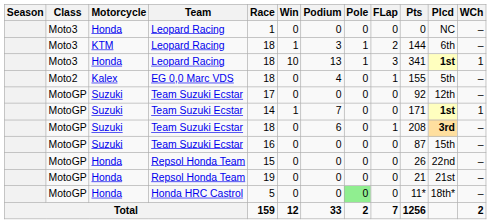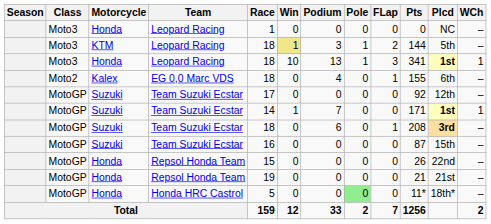(296, 45) no background -> (296, 45) khaki background
(448, 45) 6th -> (448, 45) 5th
(448, 78) 5th -> (448, 78) 6th
